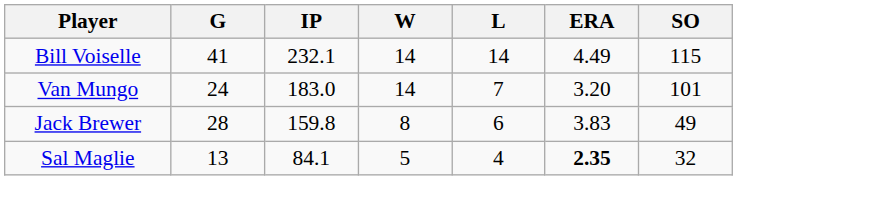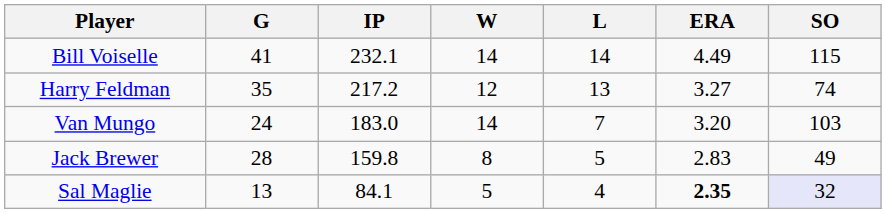+ row: (105, 89)
(686, 89) 101 -> (825, 123) 103
(498, 123) 6 -> (600, 157) 5
(592, 123) 3.83 -> (712, 157) 2.83
(686, 157) no background -> (825, 191) lavender background
